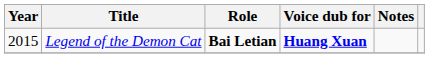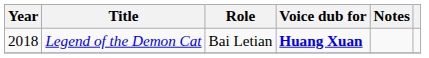(23, 40) 2015 -> (23, 40) 2018
(243, 40) bold -> (240, 40) normal
